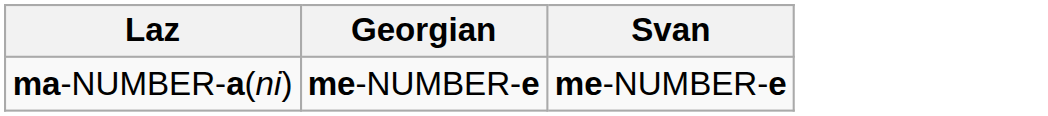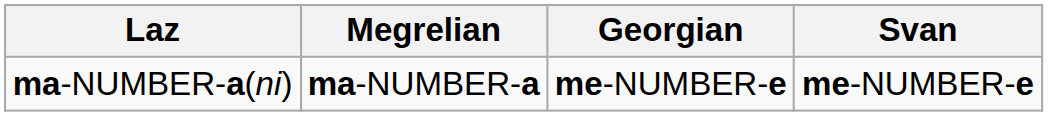+ column: (424, 30)
